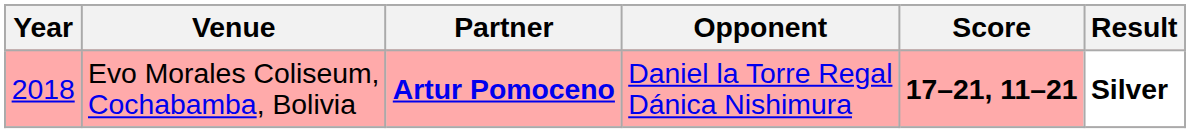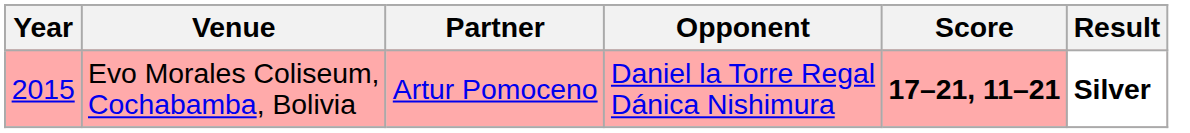(43, 88) 2018 -> (43, 88) 2015
(504, 88) bold -> (495, 88) normal
